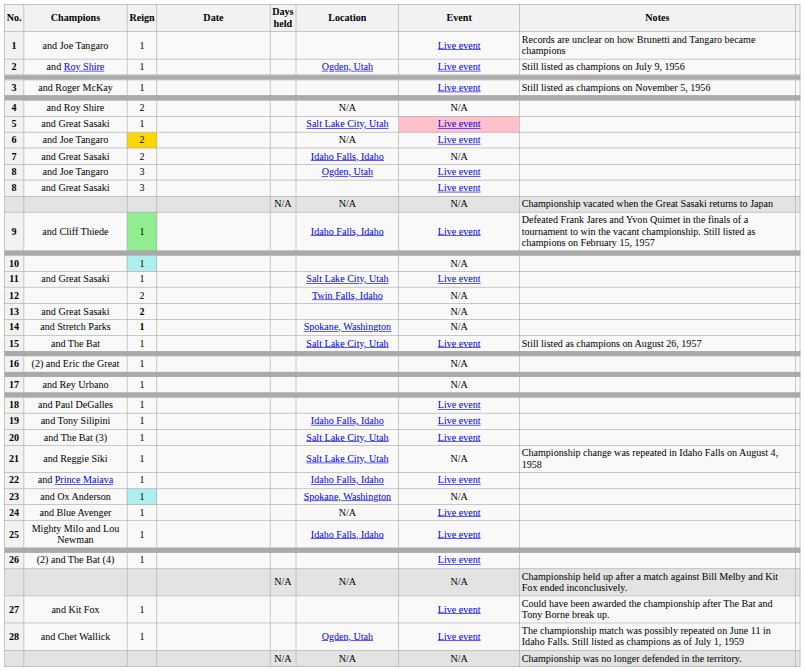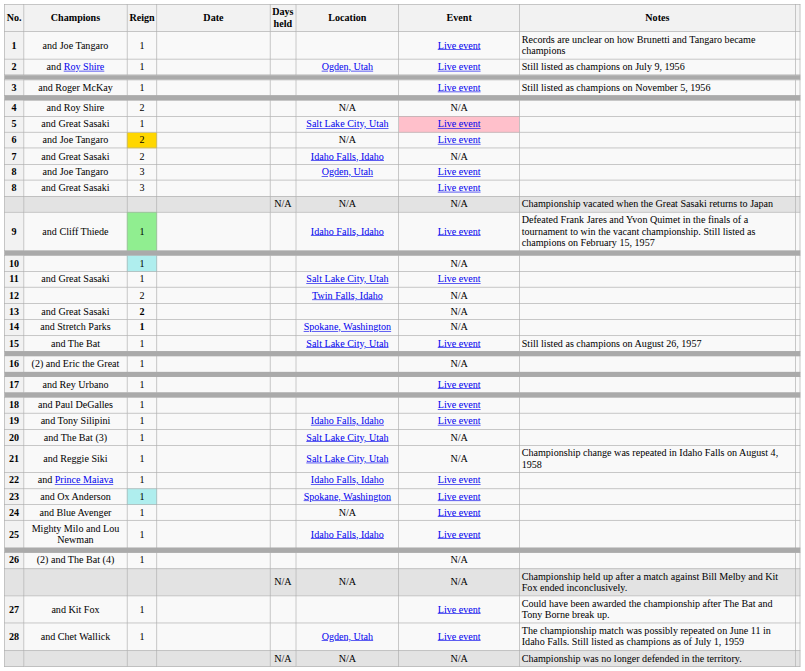(459, 384) N/A -> (459, 384) Live event
(459, 437) Live event -> (459, 437) N/A
(459, 496) N/A -> (459, 496) Live event
(459, 560) Live event -> (459, 560) N/A
